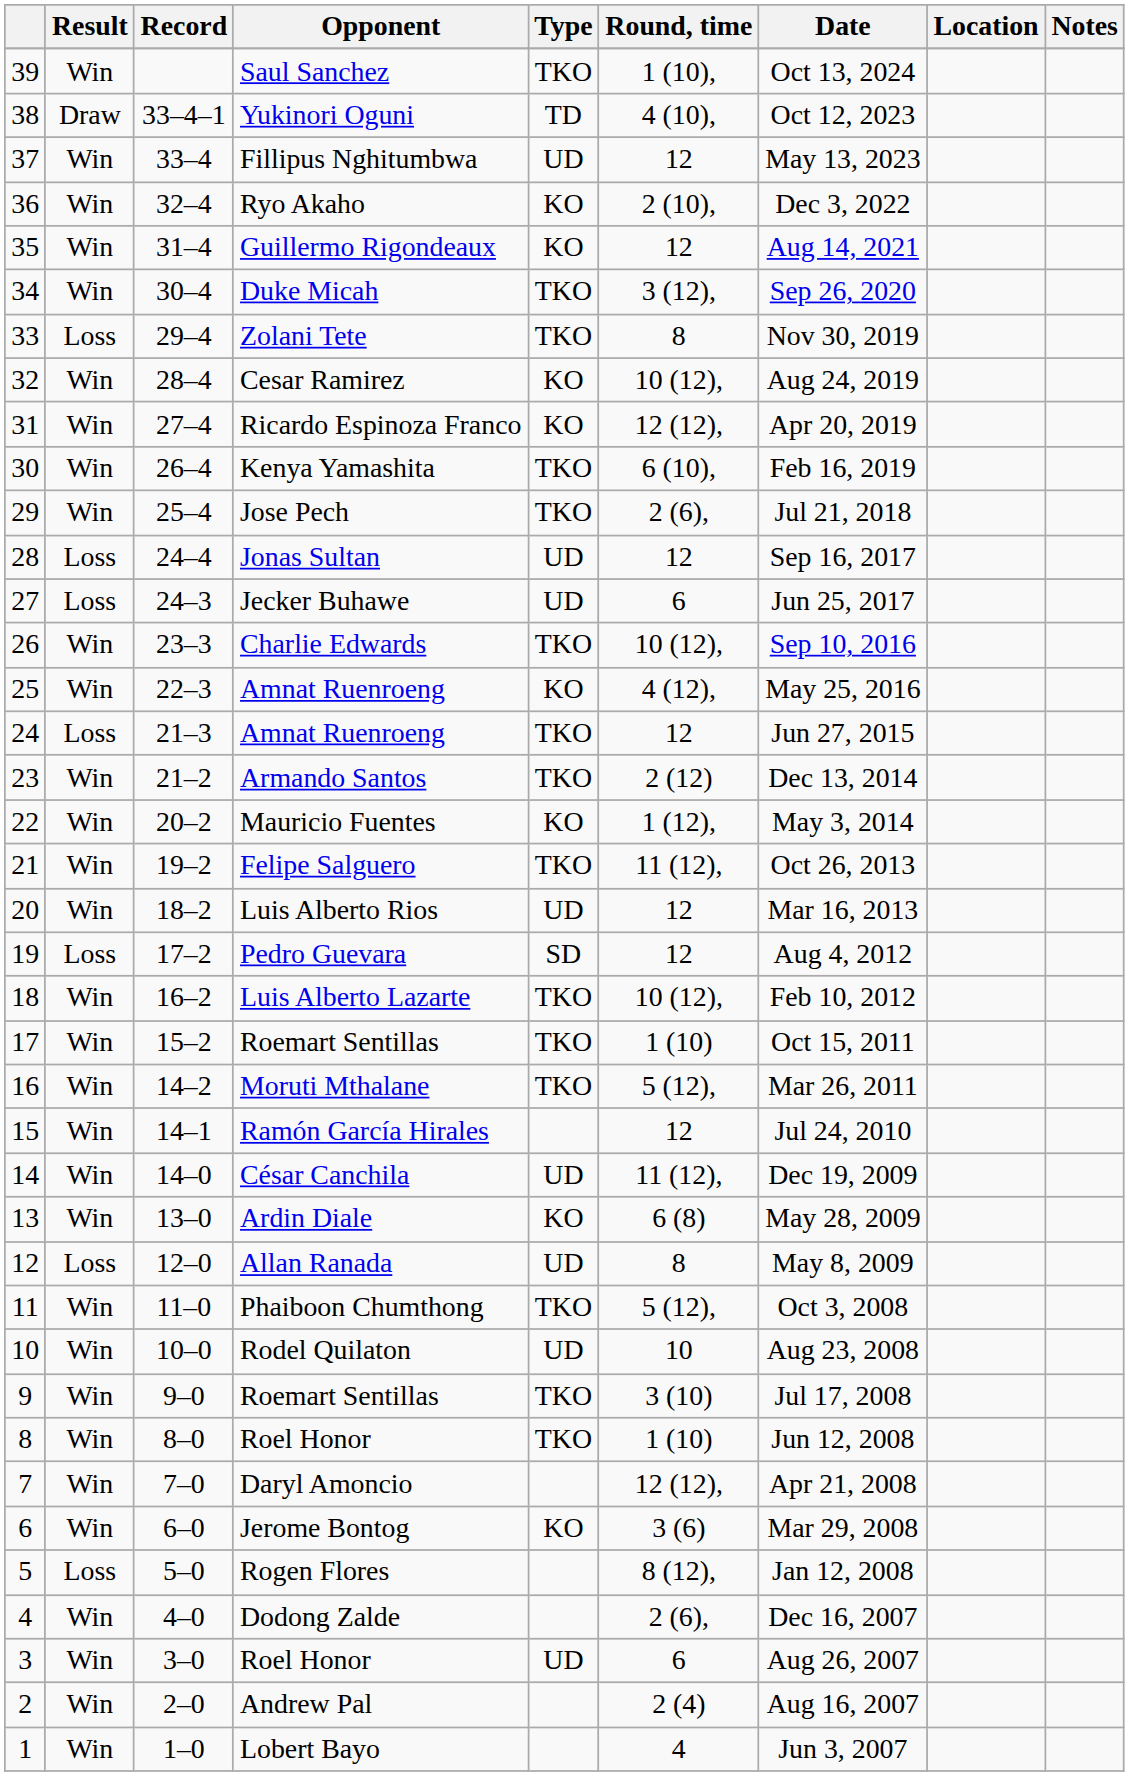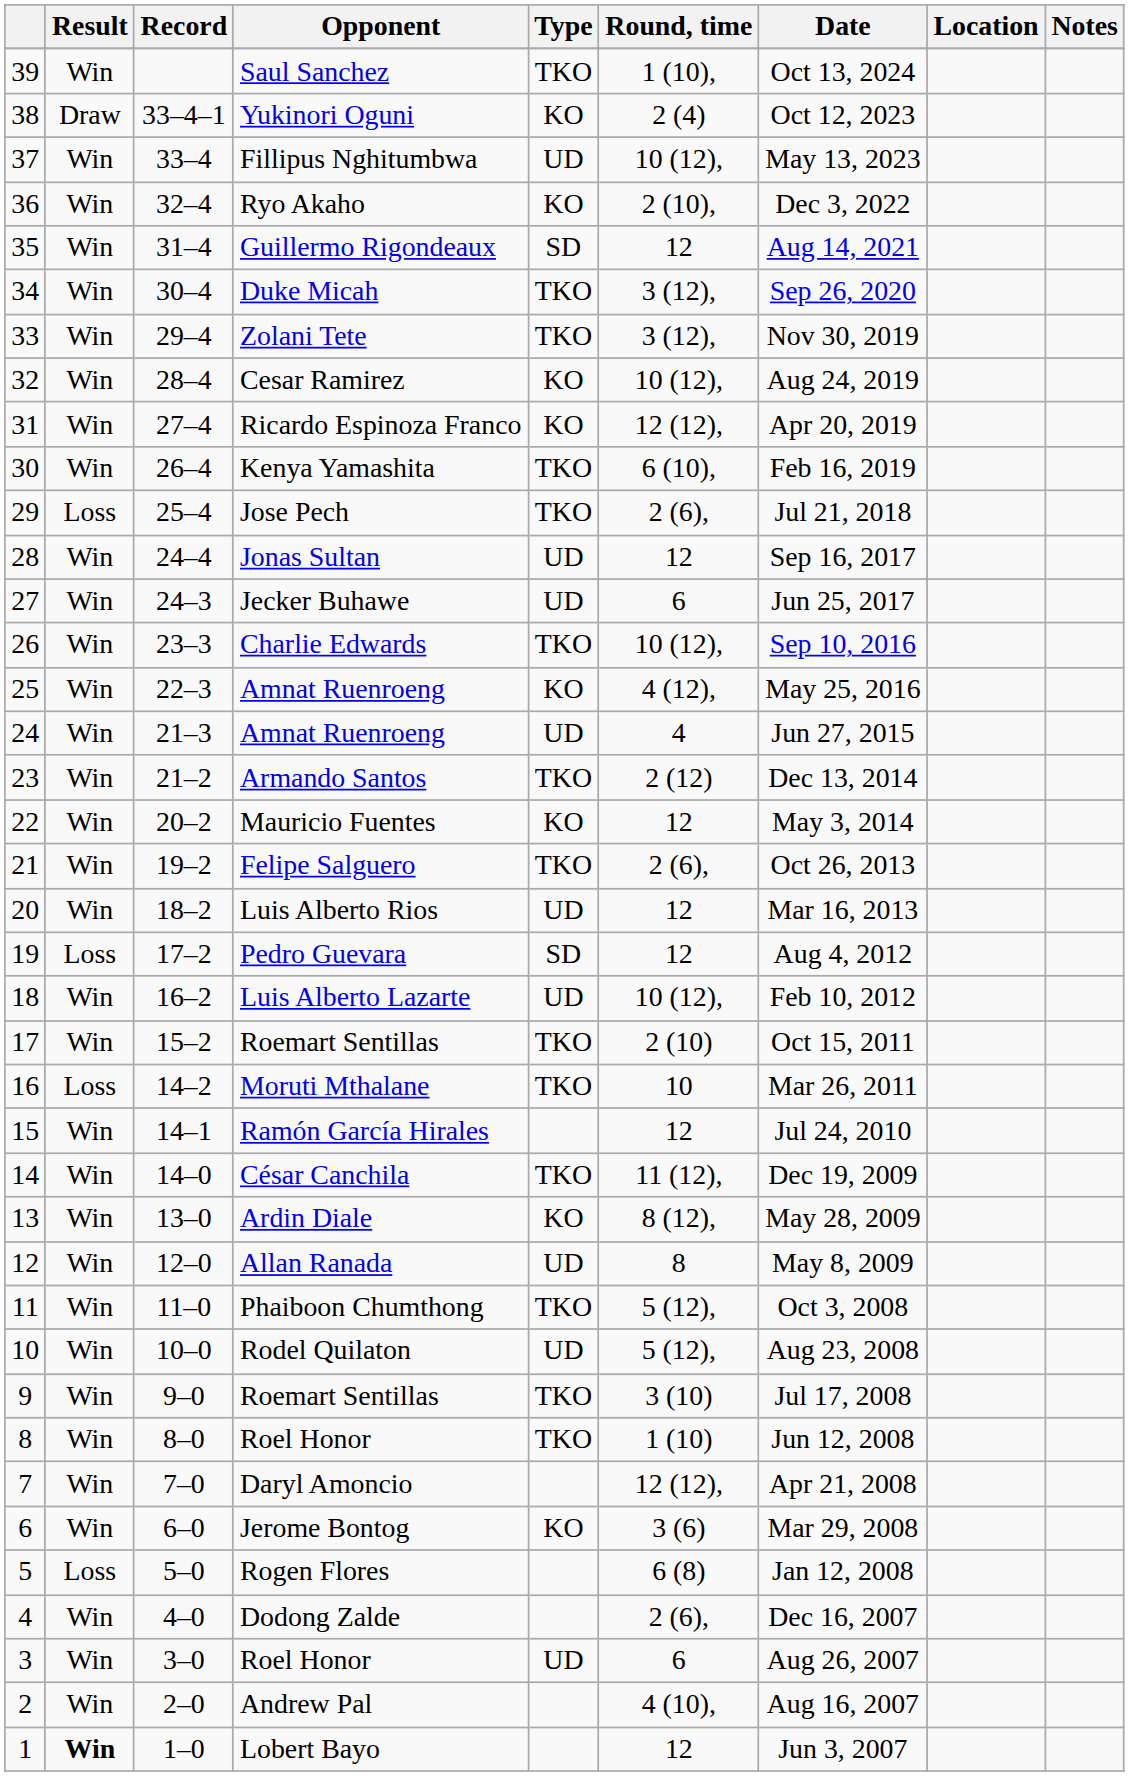(563, 114) TD -> (563, 114) KO
(679, 114) 4 (10), -> (679, 114) 2 (4)
(679, 159) 12 -> (679, 159) 10 (12),
(563, 247) KO -> (563, 247) SD
(90, 335) Loss -> (90, 335) Win
(679, 335) 8 -> (679, 335) 3 (12),
(90, 512) Win -> (90, 512) Loss
(90, 556) Loss -> (90, 556) Win
(90, 600) Loss -> (90, 600) Win
(90, 733) Loss -> (90, 733) Win
(563, 733) TKO -> (563, 733) UD
(679, 733) 12 -> (679, 733) 4
(679, 821) 1 (12), -> (679, 821) 12
(679, 865) 11 (12), -> (679, 865) 2 (6),
(563, 997) TKO -> (563, 997) UD
(679, 1042) 1 (10) -> (679, 1042) 2 (10)
(90, 1086) Win -> (90, 1086) Loss
(679, 1086) 5 (12), -> (679, 1086) 10
(563, 1174) UD -> (563, 1174) TKO
(679, 1218) 6 (8) -> (679, 1218) 8 (12),
(90, 1262) Loss -> (90, 1262) Win
(679, 1351) 10 -> (679, 1351) 5 (12),
(679, 1571) 8 (12), -> (679, 1571) 6 (8)
(679, 1704) 2 (4) -> (679, 1704) 4 (10),
(90, 1748) normal -> (90, 1748) bold
(679, 1748) 4 -> (679, 1748) 12
